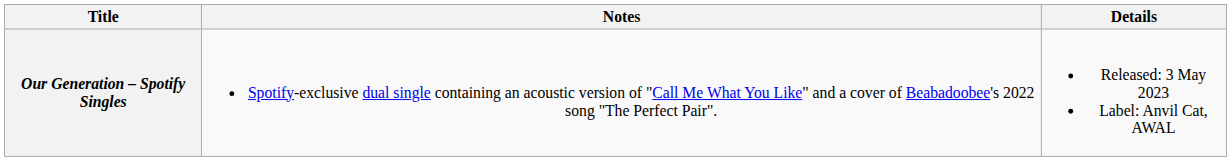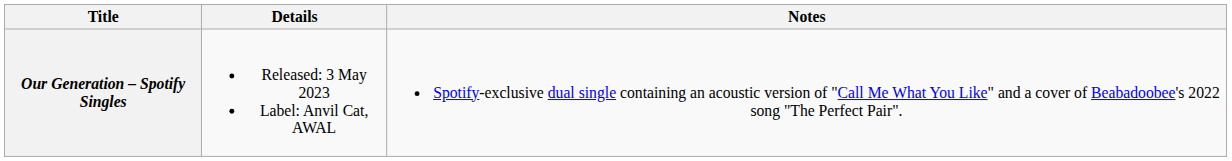columns swapped: (1134, 16) <-> (622, 16)
